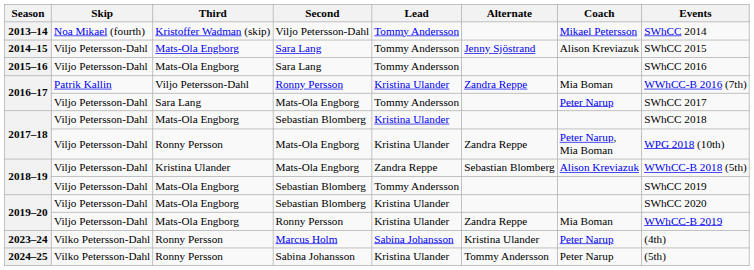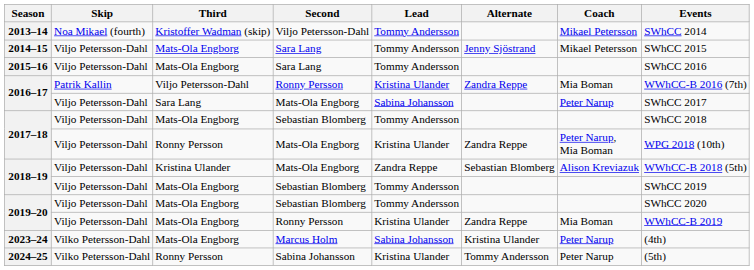(599, 48) Alison Kreviazuk -> (598, 48) Mikael Petersson
(417, 102) Tommy Andersson -> (414, 102) Sabina Johansson
(412, 119) Kristina Ulander -> (417, 119) Tommy Andersson
(412, 203) Kristina Ulander -> (417, 203) Tommy Andersson
(189, 239) Ronny Persson -> (197, 239) Mats-Ola Engborg
